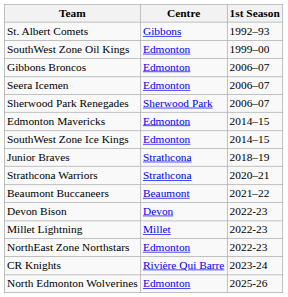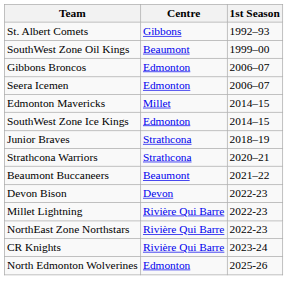(167, 49) Edmonton -> (166, 49) Beaumont
- row: (68, 103)
(167, 121) Edmonton -> (157, 103) Millet
(157, 229) Millet -> (184, 211) Rivière Qui Barre
(167, 247) Edmonton -> (184, 229) Rivière Qui Barre
